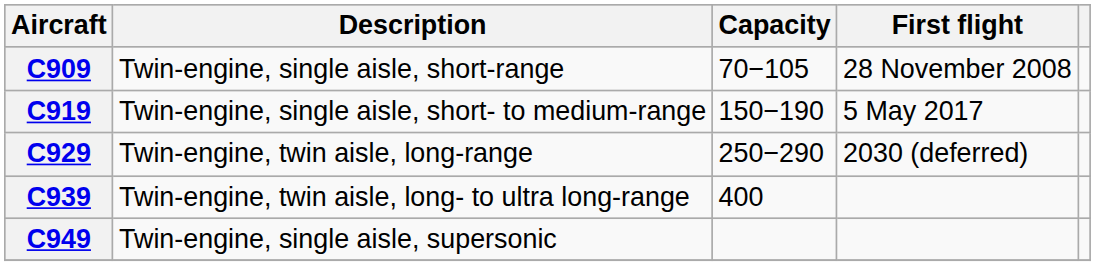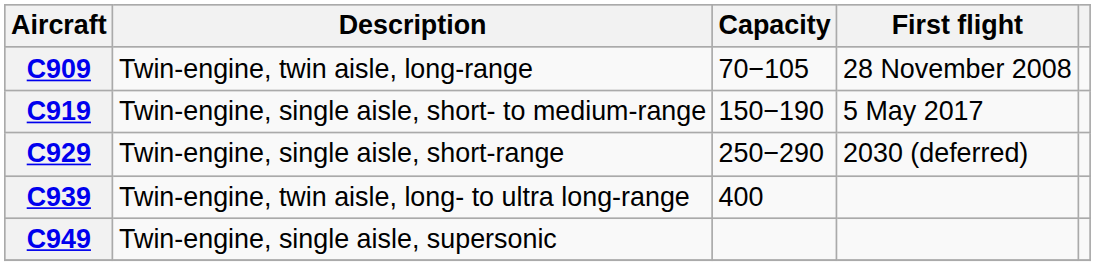(342, 68) Twin‑engine, single aisle, short-range -> (326, 68) Twin‑engine, twin aisle, long-range
(326, 153) Twin‑engine, twin aisle, long-range -> (342, 153) Twin‑engine, single aisle, short-range
